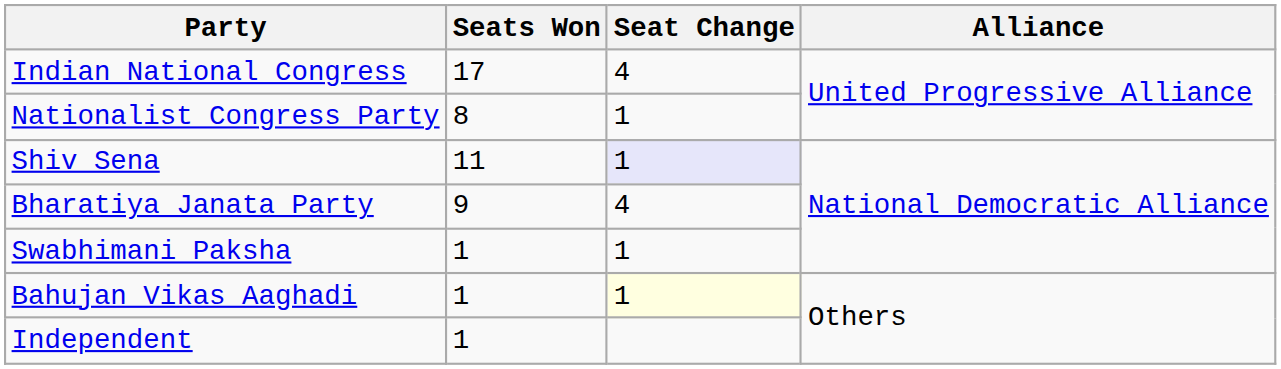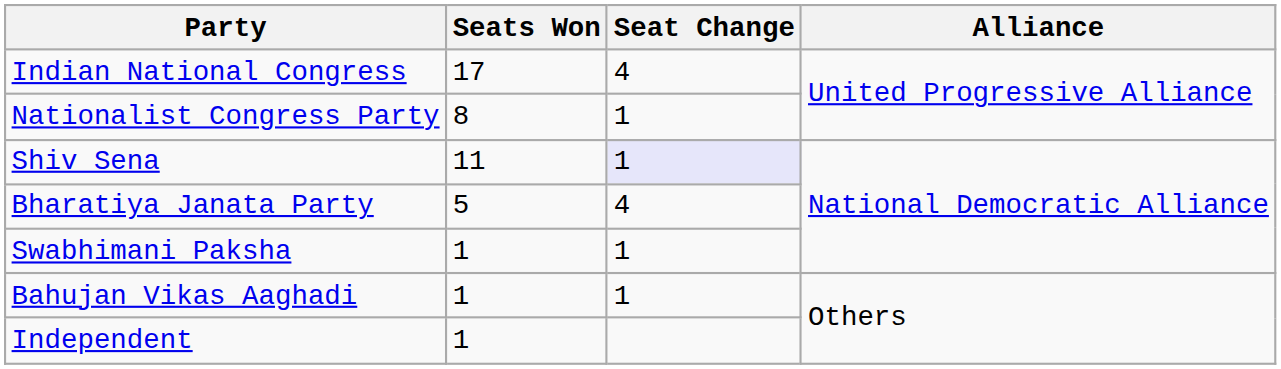(461, 206) 9 -> (461, 206) 5
(622, 296) lightyellow background -> (622, 296) no background
